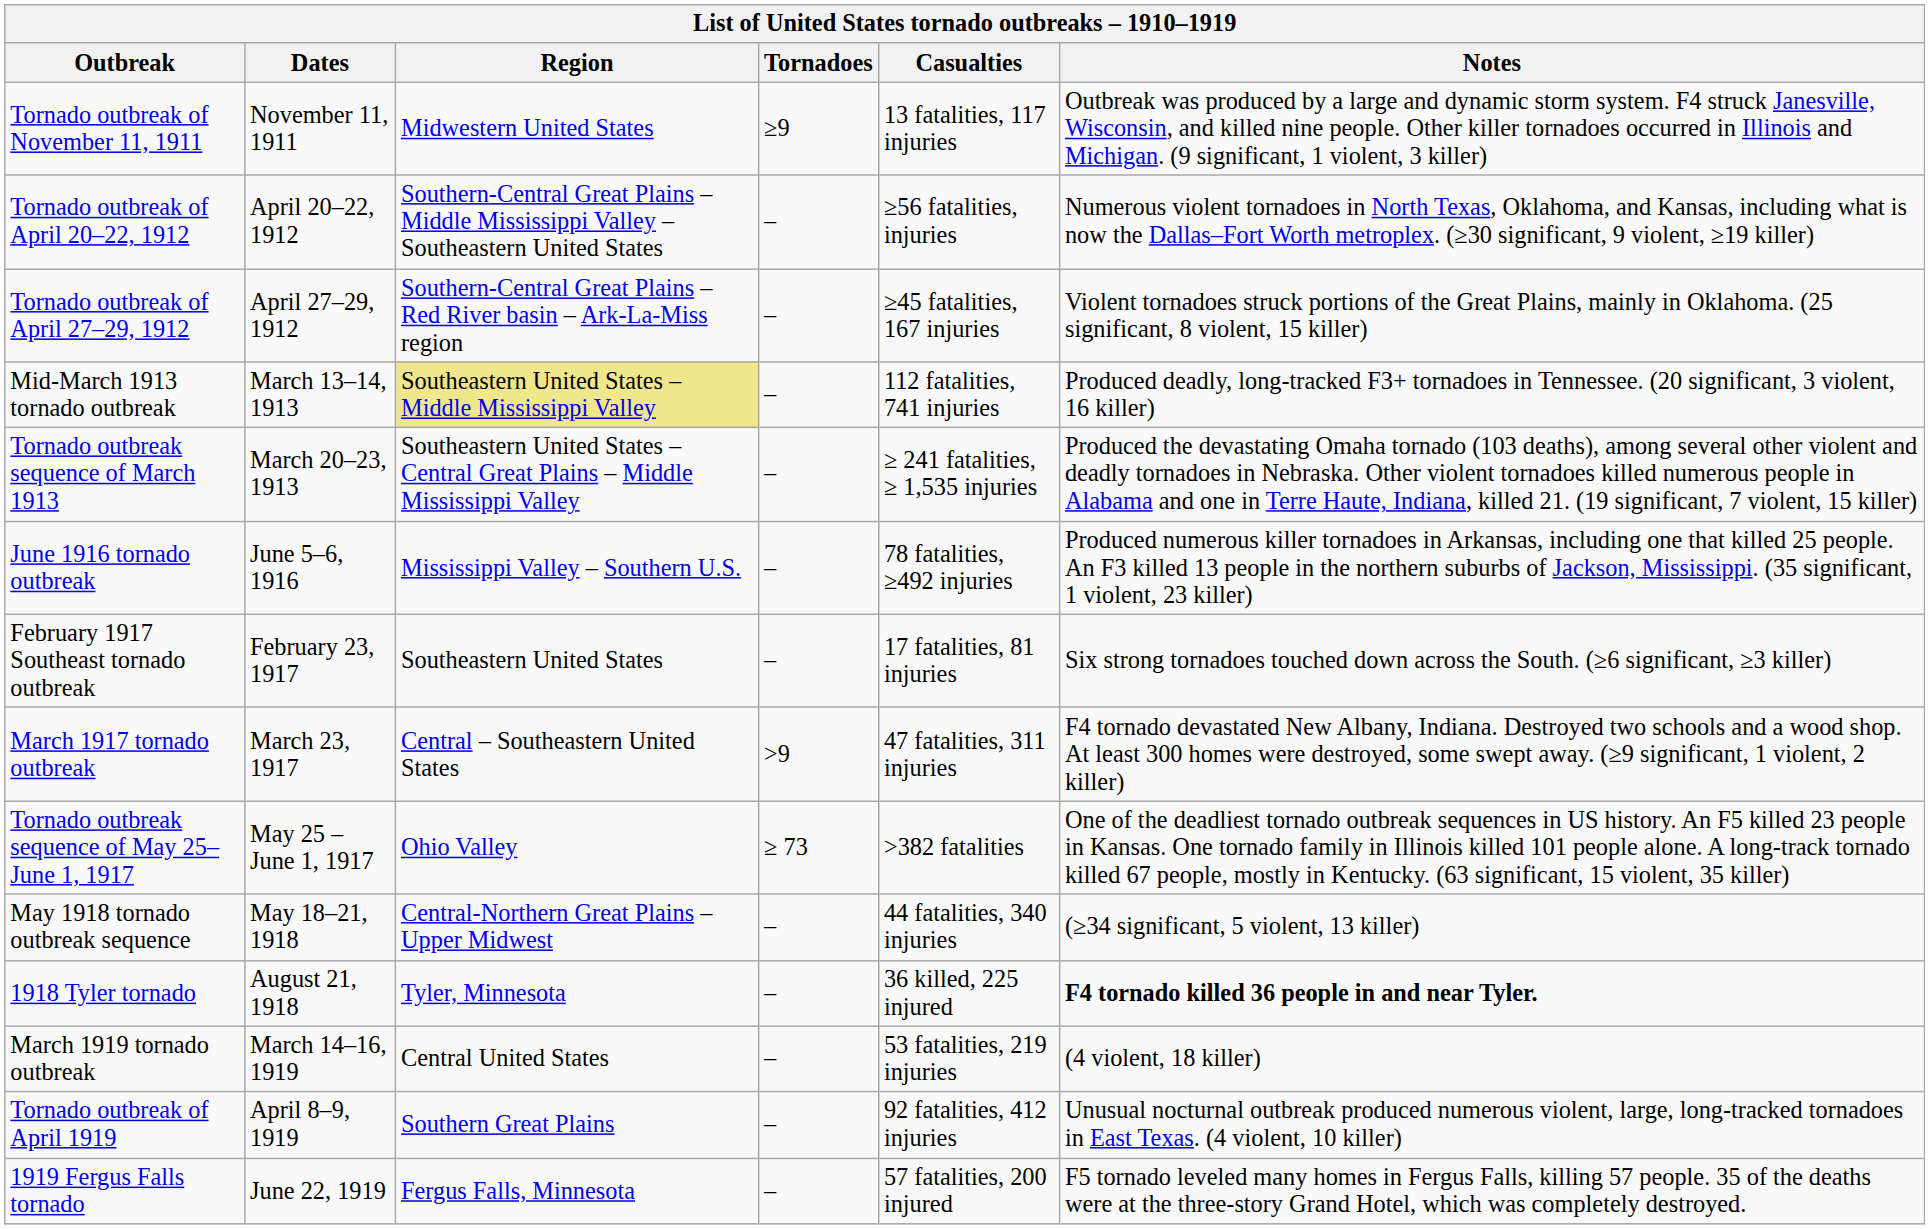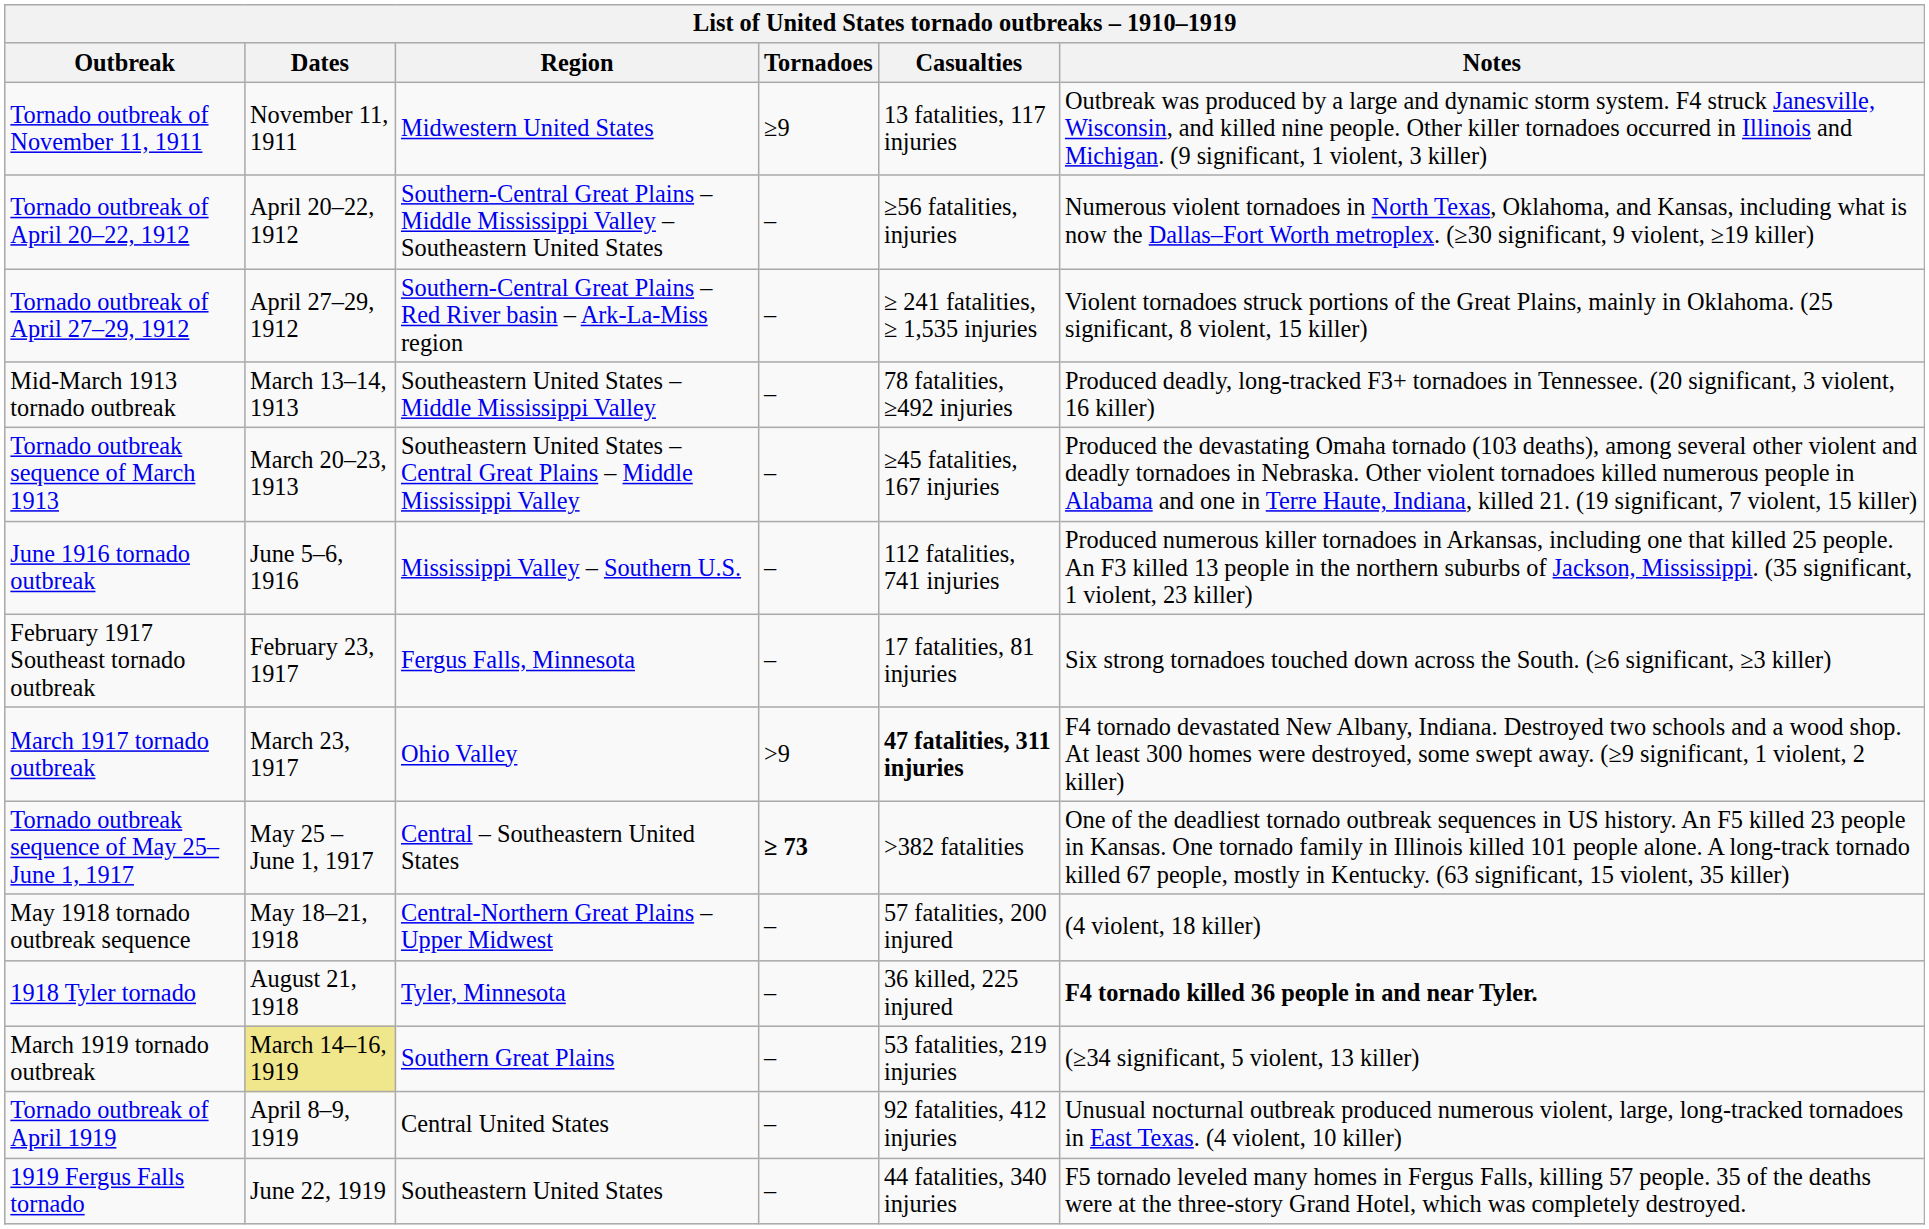(951, 314) ≥45 fatalities, 167 injuries -> (961, 314) ≥ 241 fatalities, ≥ 1,535 injuries
(541, 394) khaki background -> (541, 394) no background
(950, 394) 112 fatalities, 741 injuries -> (948, 394) 78 fatalities, ≥492 injuries
(961, 474) ≥ 241 fatalities, ≥ 1,535 injuries -> (951, 474) ≥45 fatalities, 167 injuries
(948, 567) 78 fatalities, ≥492 injuries -> (950, 567) 112 fatalities, 741 injuries
(532, 660) Southeastern United States -> (518, 660) Fergus Falls, Minnesota
(548, 753) Central – Southeastern United States -> (459, 753) Ohio Valley
(965, 753) normal -> (967, 753) bold
(459, 847) Ohio Valley -> (548, 847) Central – Southeastern United States
(786, 847) normal -> (786, 847) bold
(965, 926) 44 fatalities, 340 injuries -> (965, 926) 57 fatalities, 200 injured
(1242, 926) (≥34 significant, 5 violent, 13 killer) -> (1163, 926) (4 violent, 18 killer)
(318, 1058) no background -> (318, 1058) khaki background
(505, 1058) Central United States -> (508, 1058) Southern Great Plains
(1163, 1058) (4 violent, 18 killer) -> (1242, 1058) (≥34 significant, 5 violent, 13 killer)
(508, 1124) Southern Great Plains -> (505, 1124) Central United States
(518, 1190) Fergus Falls, Minnesota -> (532, 1190) Southeastern United States
(965, 1190) 57 fatalities, 200 injured -> (965, 1190) 44 fatalities, 340 injuries
